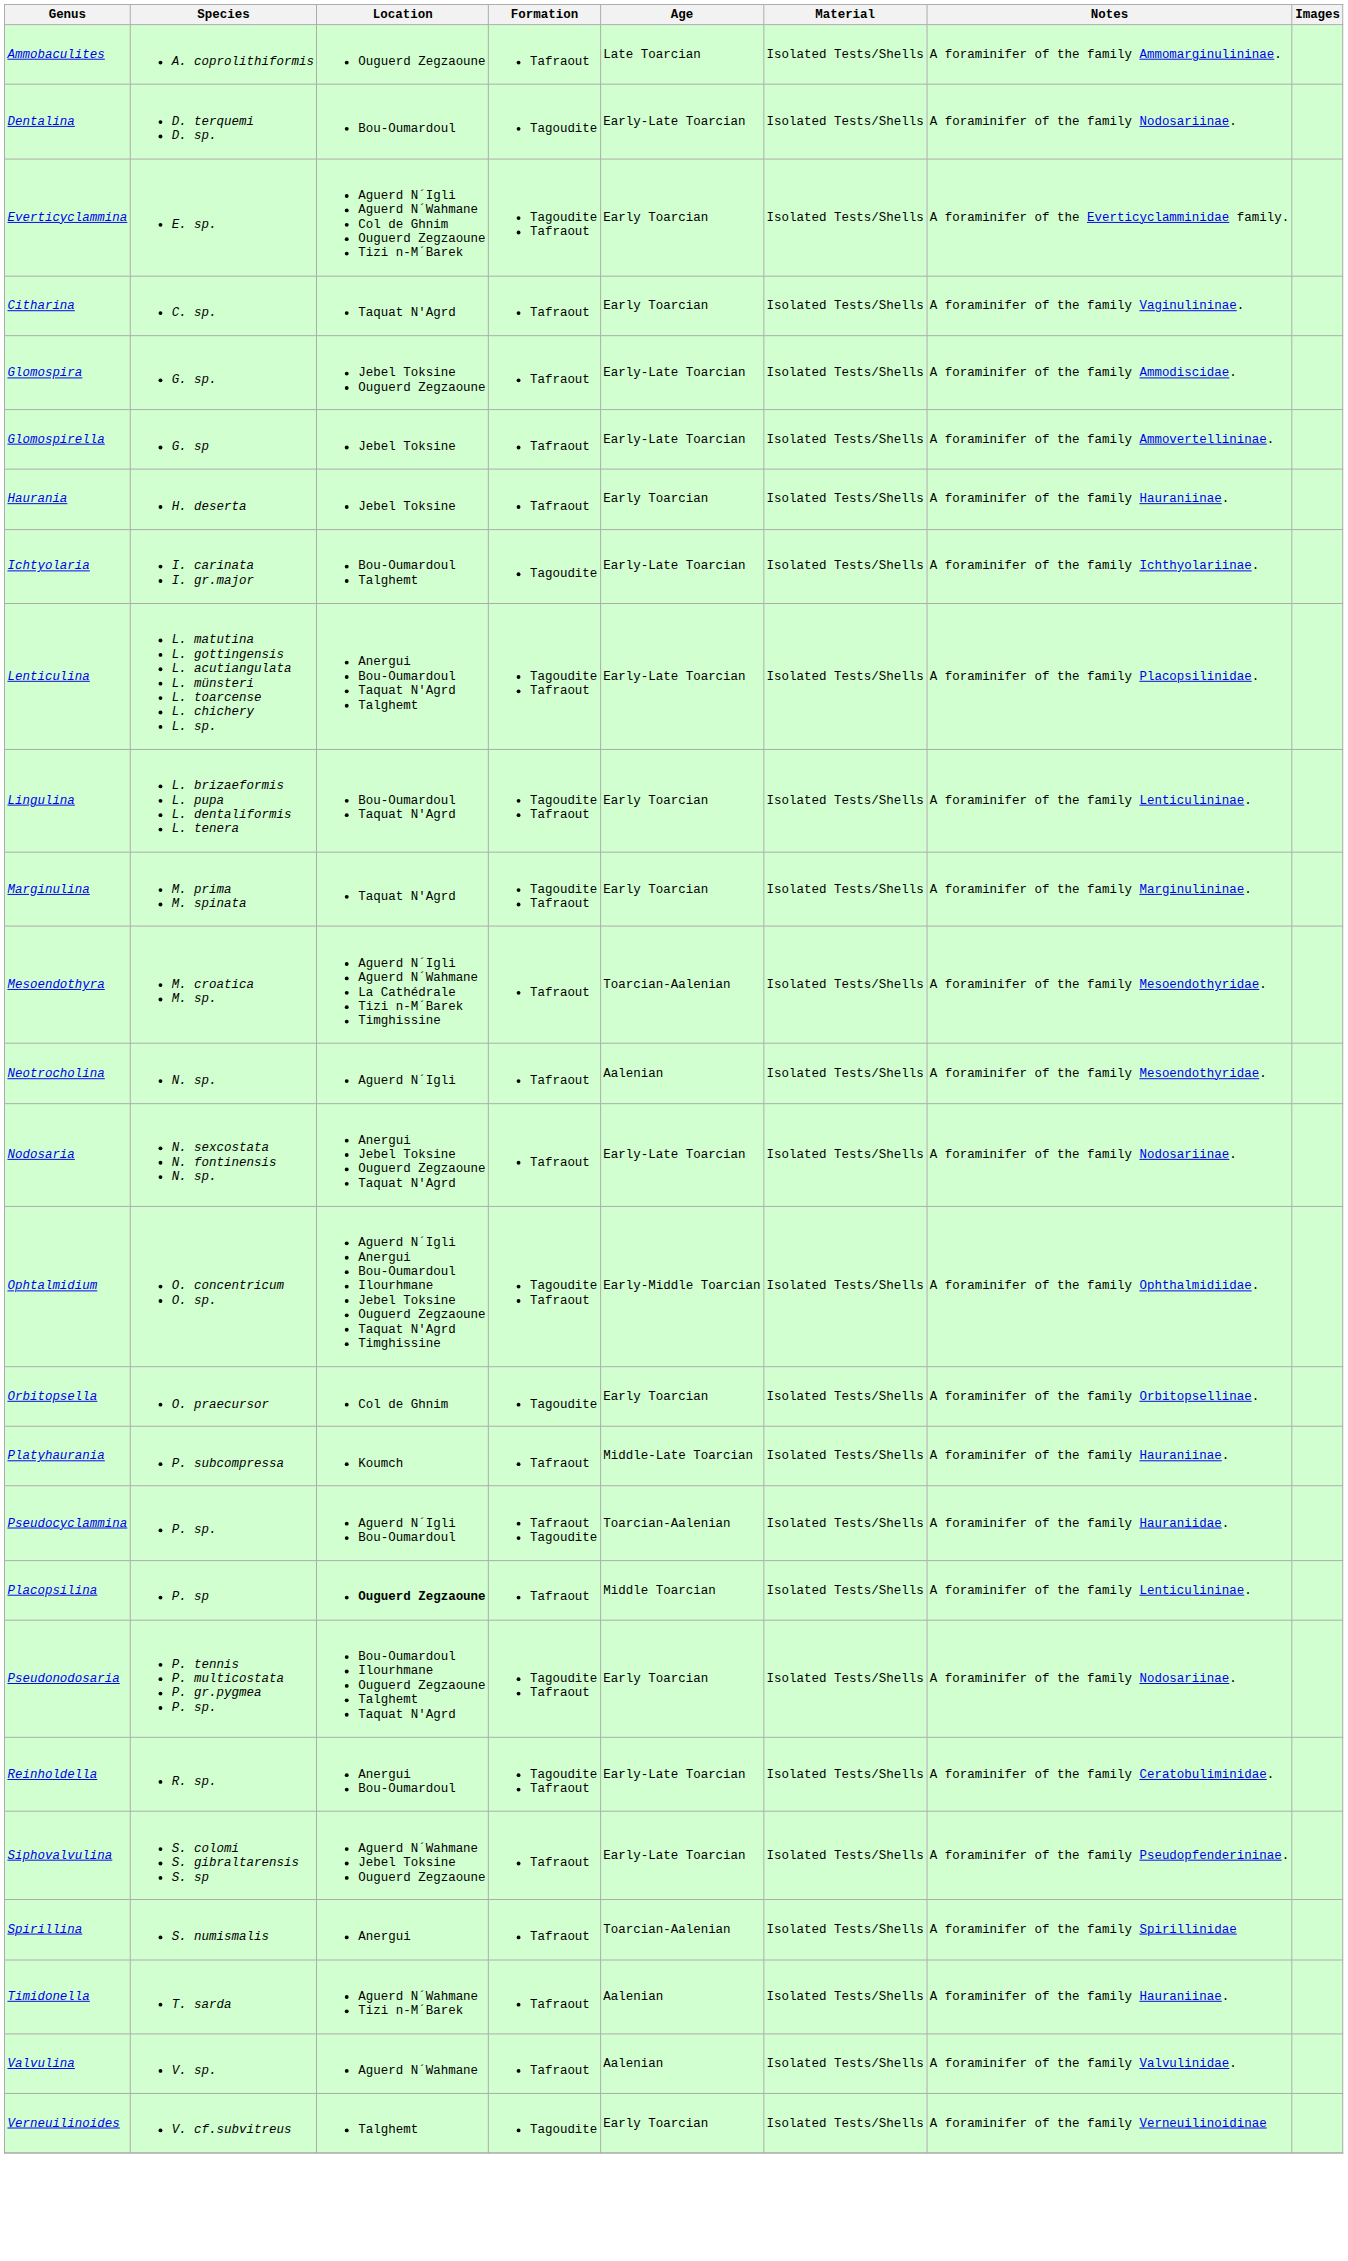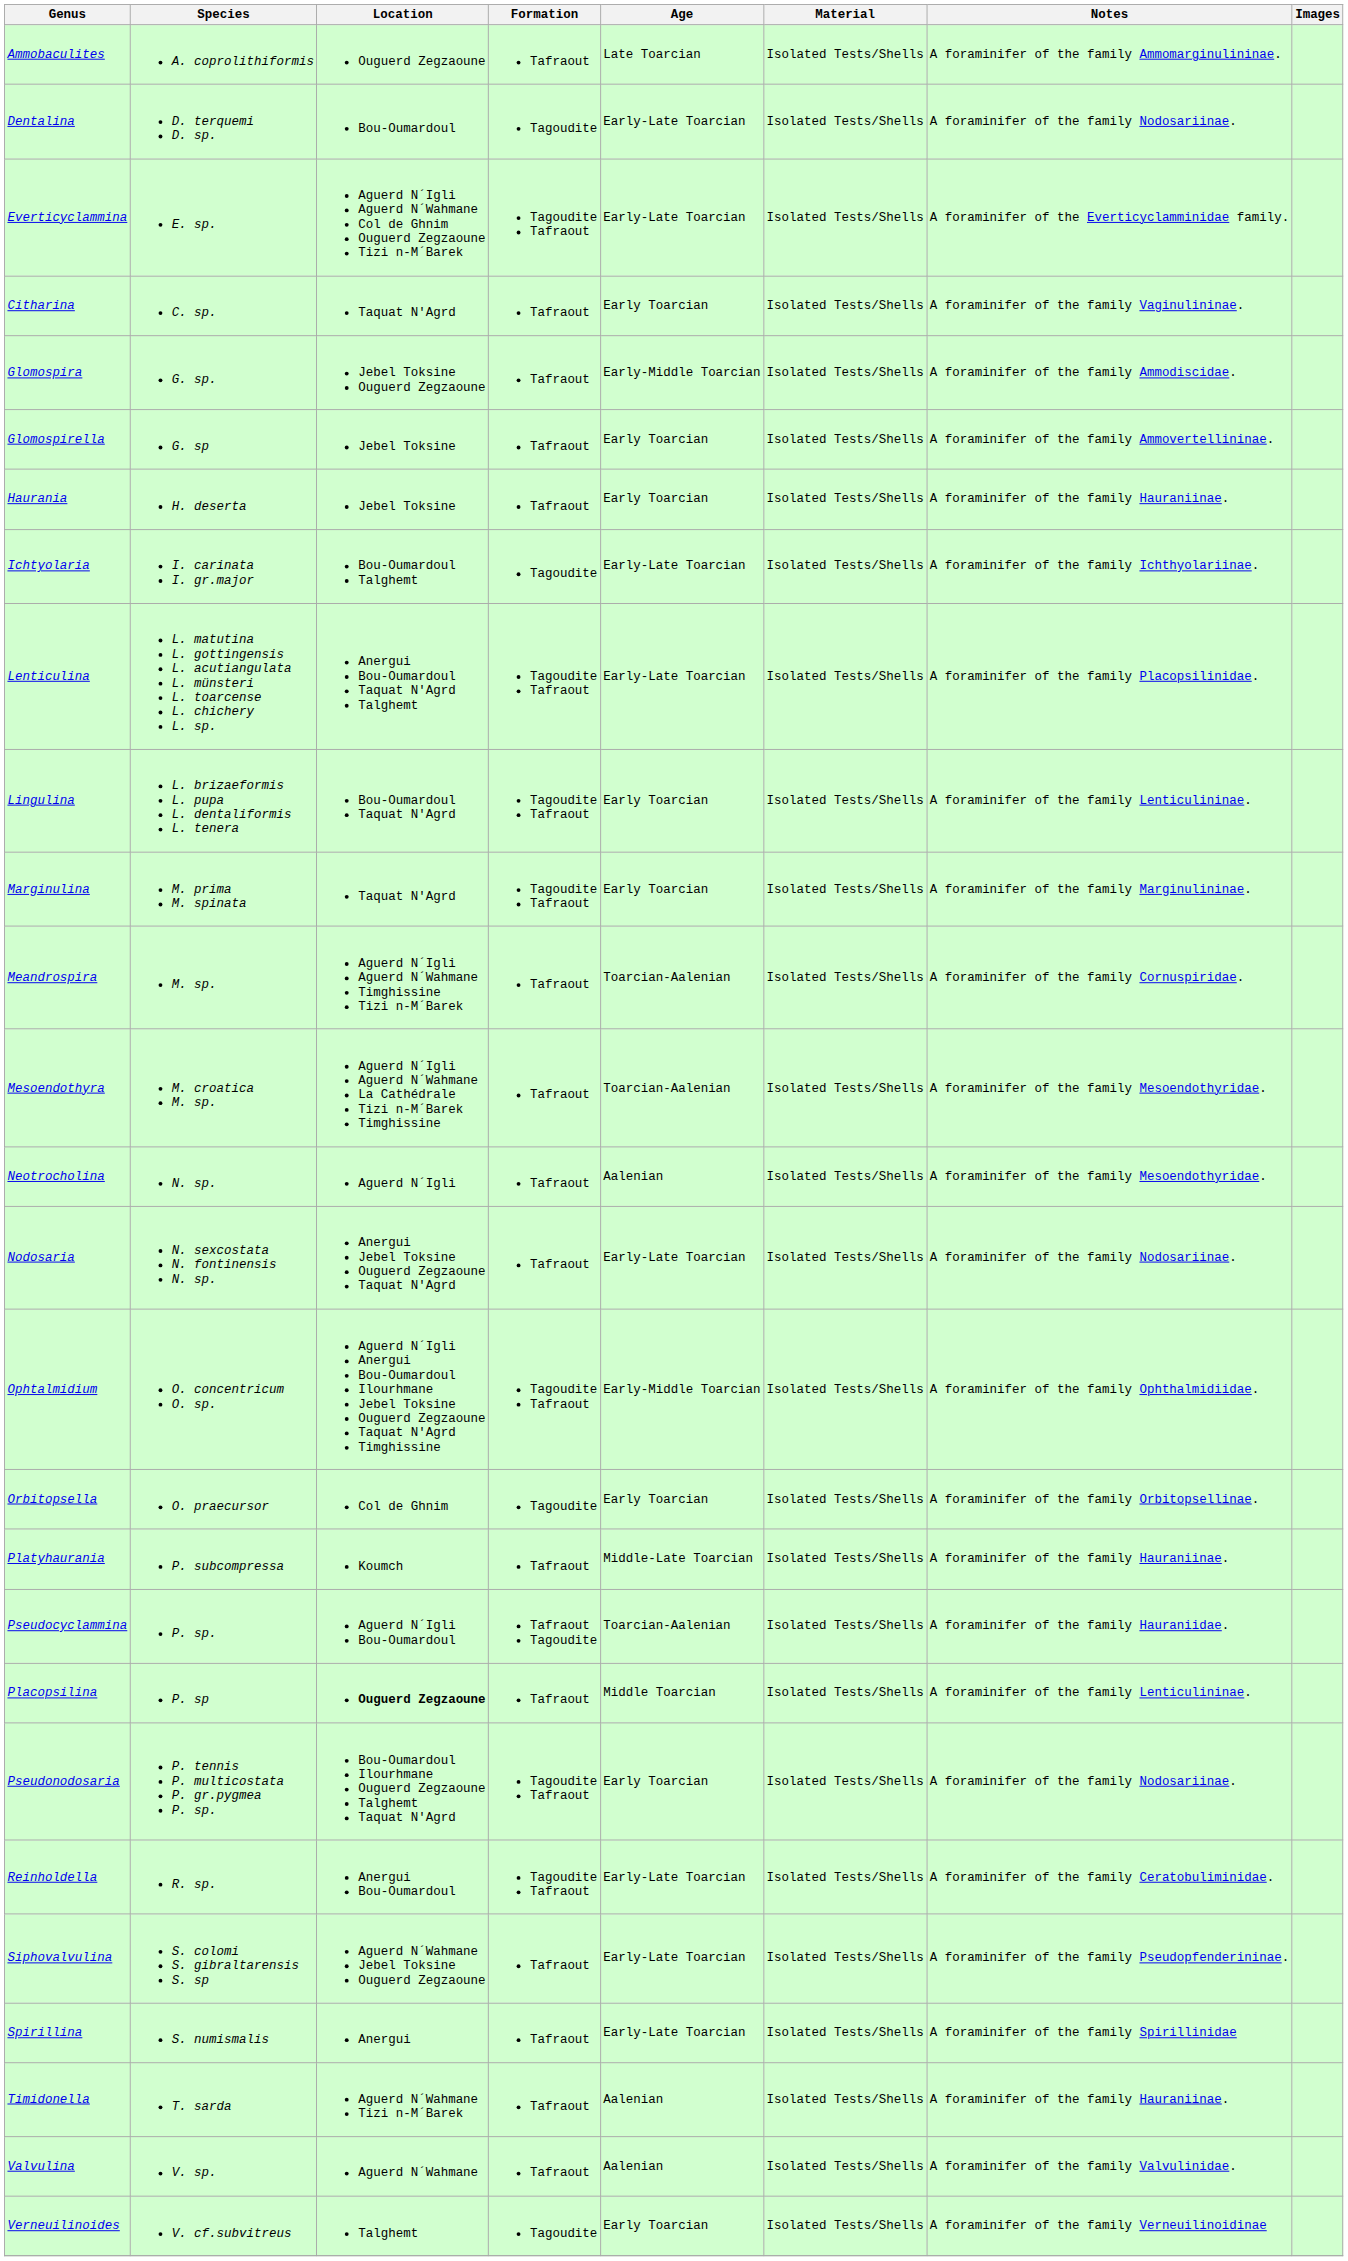(656, 217) Early Toarcian -> (674, 217) Early-Late Toarcian
(674, 373) Early-Late Toarcian -> (682, 373) Early-Middle Toarcian
(674, 440) Early-Late Toarcian -> (656, 440) Early Toarcian
+ row: (52, 978)
(667, 1930) Toarcian-Aalenian -> (674, 2033) Early-Late Toarcian
